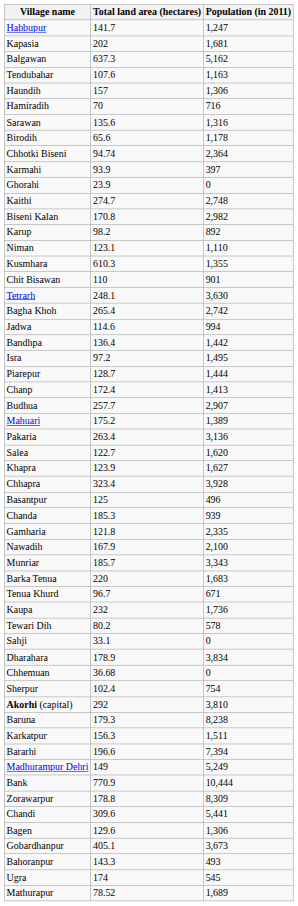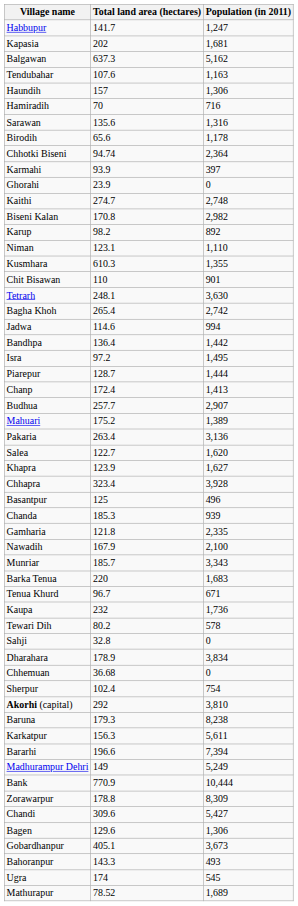(102, 641) 33.1 -> (102, 641) 32.8
(217, 736) 1,511 -> (217, 736) 5,611
(217, 814) 5,441 -> (217, 814) 5,427
